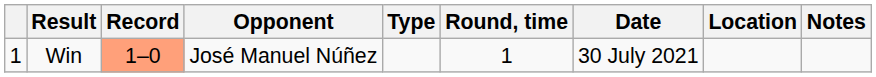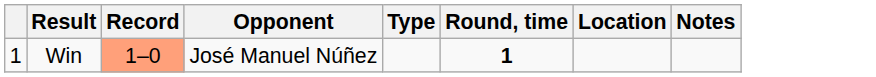- column: (638, 22)
(507, 55) normal -> (507, 55) bold
